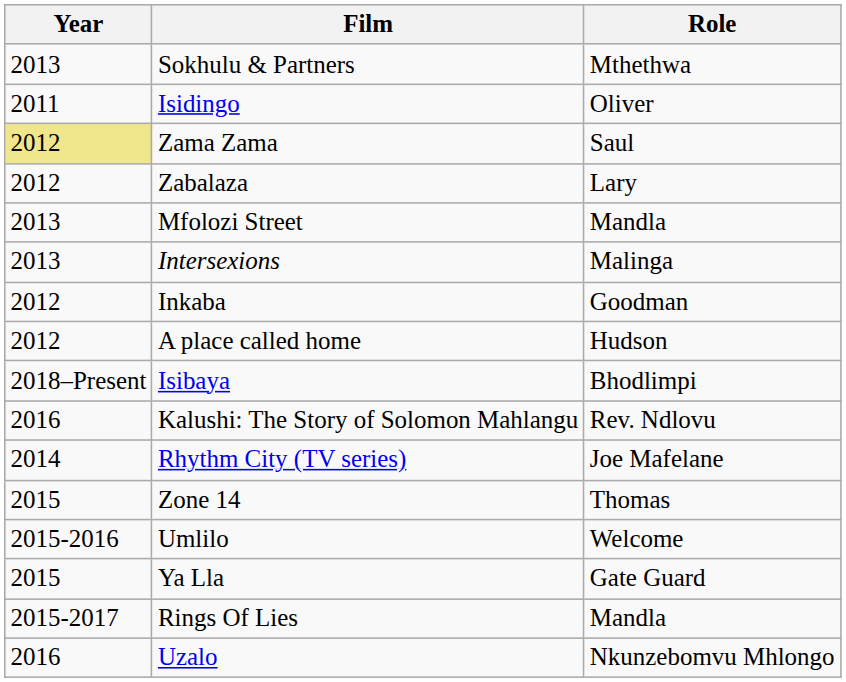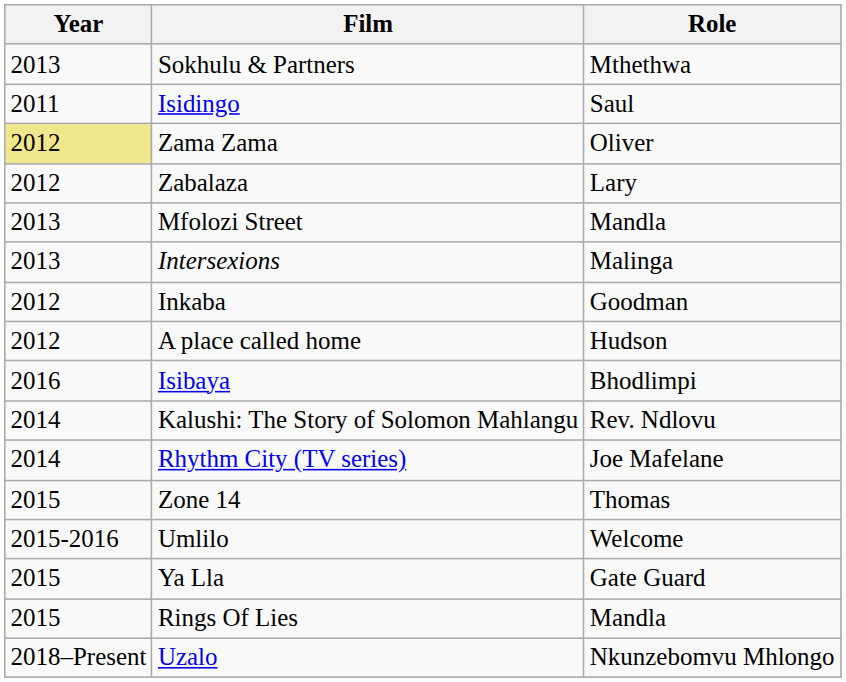(622, 103) Oliver -> (612, 103) Saul
(612, 143) Saul -> (622, 143) Oliver
(78, 380) 2018–Present -> (35, 380) 2016
(35, 420) 2016 -> (35, 420) 2014
(65, 618) 2015-2017 -> (35, 618) 2015
(35, 657) 2016 -> (78, 657) 2018–Present
